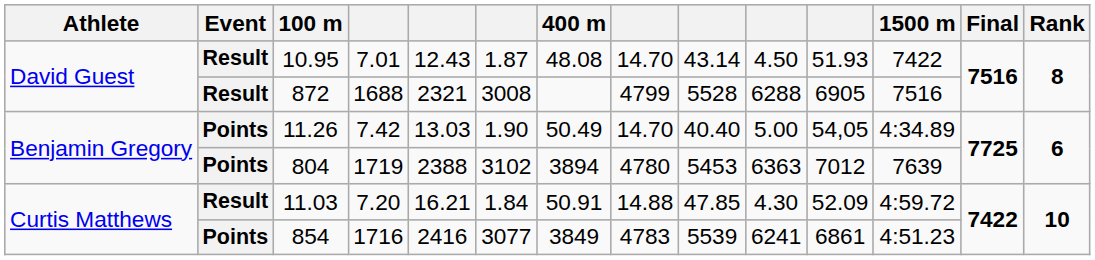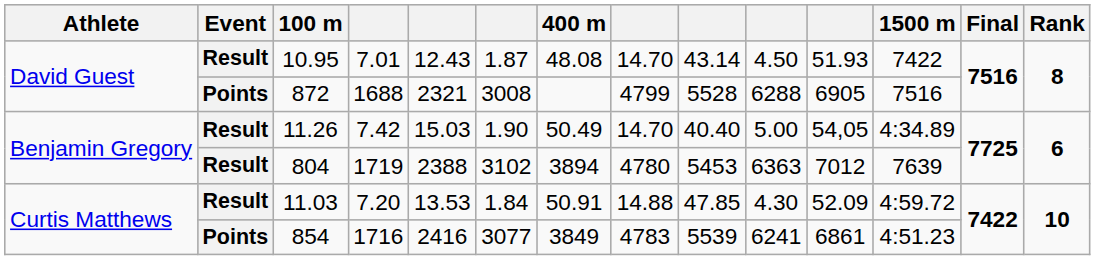(235, 94) Result -> (235, 94) Points
(235, 130) Points -> (235, 130) Result
(442, 130) 13.03 -> (442, 130) 15.03
(235, 166) Points -> (235, 166) Result
(442, 202) 16.21 -> (442, 202) 13.53
